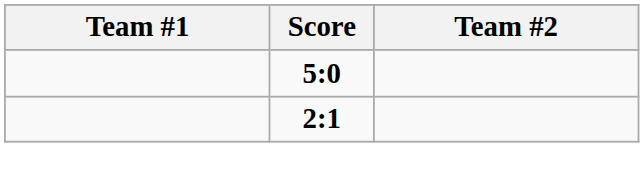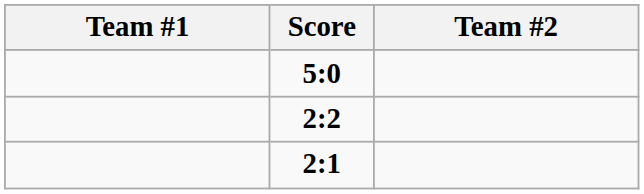+ row: (322, 118)
